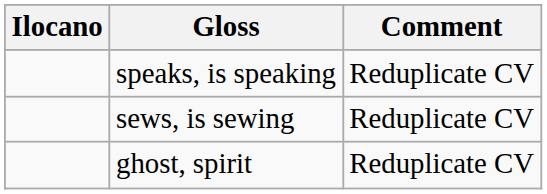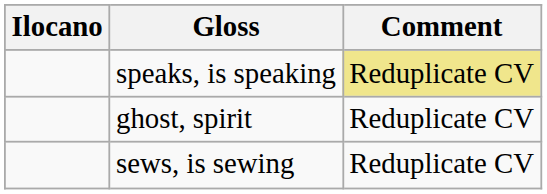(442, 73) no background -> (442, 73) khaki background
rows swapped: (184, 164) <-> (205, 118)
